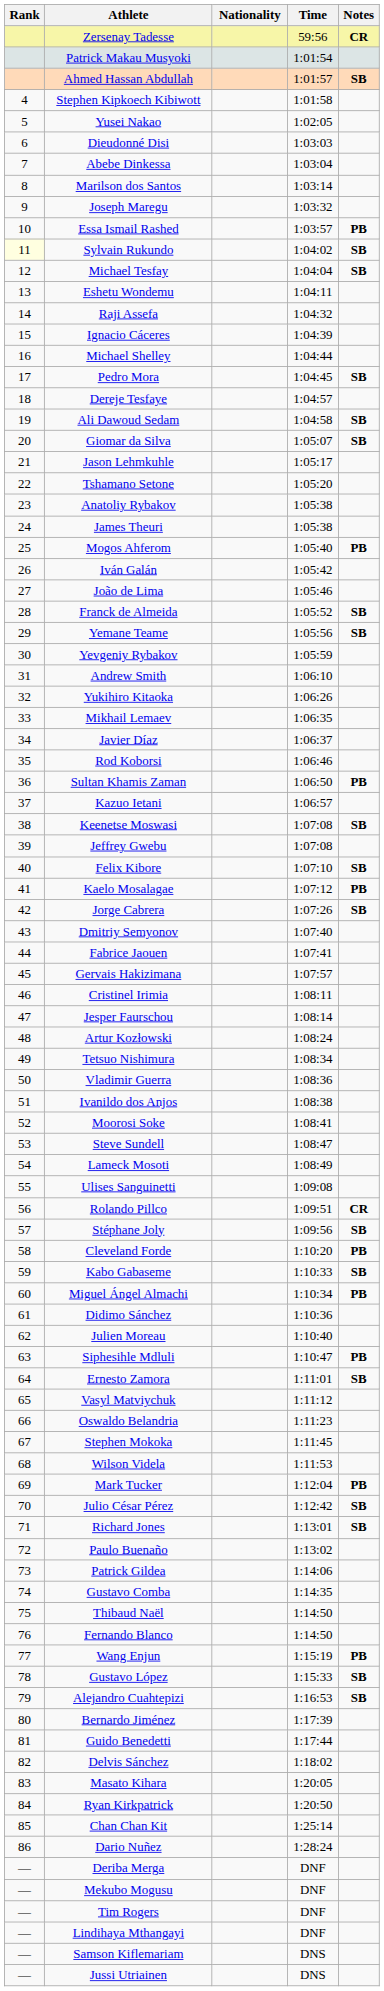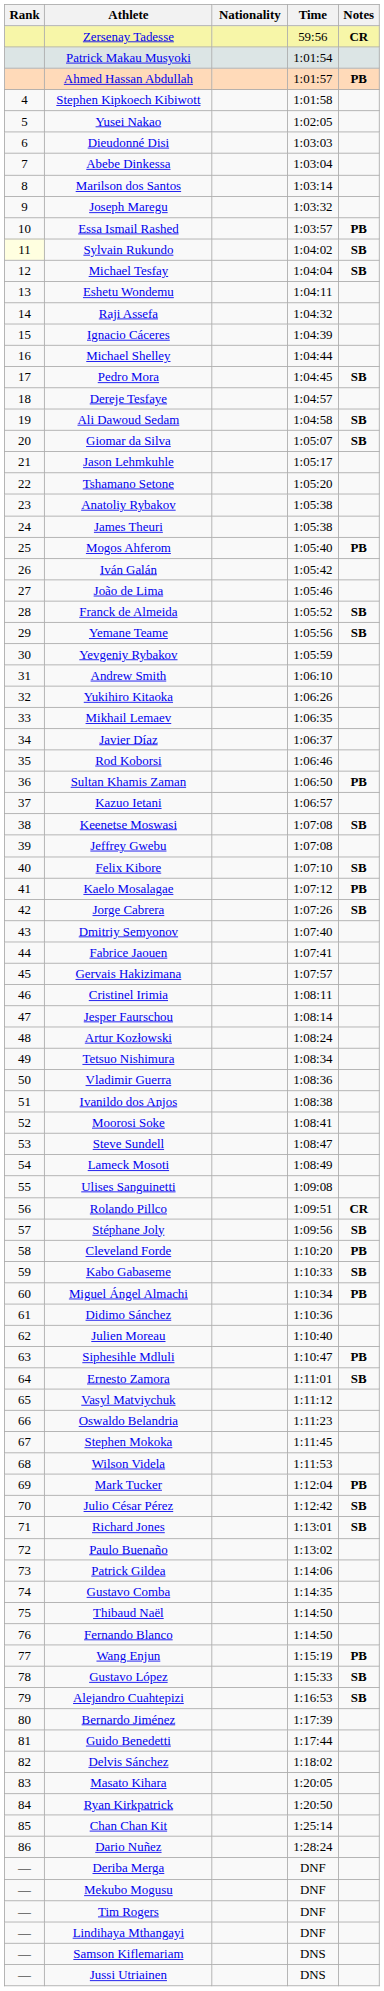(359, 79) SB -> (359, 79) PB
